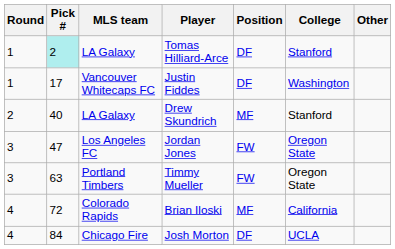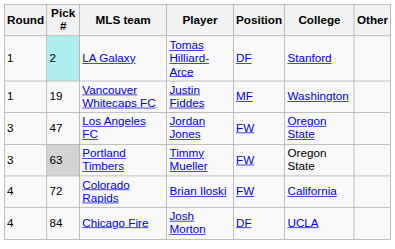(56, 83) 17 -> (56, 96) 19
(244, 83) DF -> (244, 96) MF
- row: (191, 115)
(56, 178) no background -> (56, 160) lightgrey background
(245, 210) MF -> (245, 191) FW
